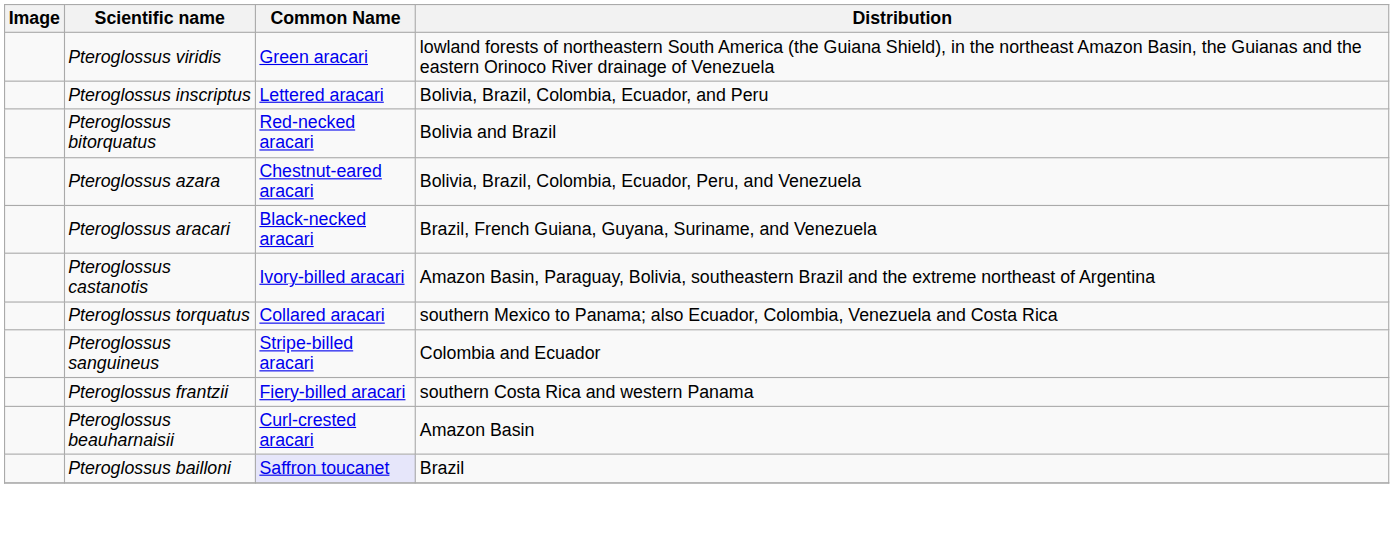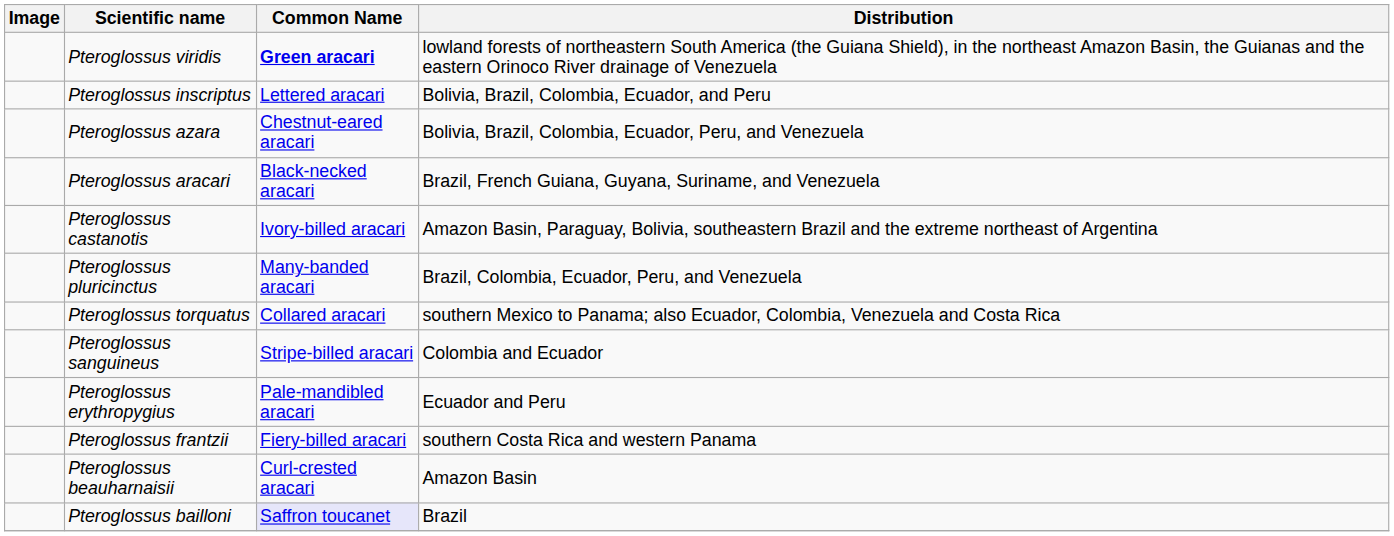(314, 56) normal -> (317, 56) bold
- row: (120, 133)
+ row: (120, 277)
+ row: (121, 401)
